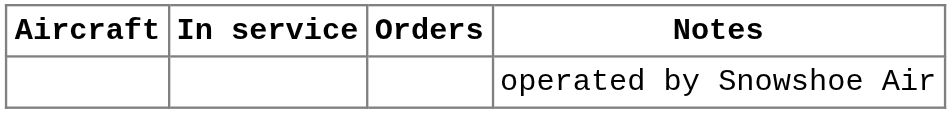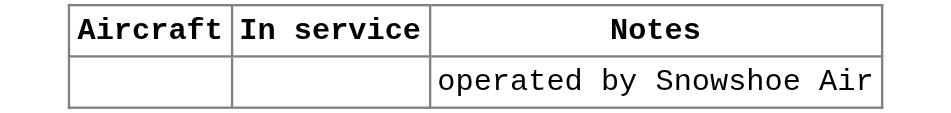- column: (429, 31)
